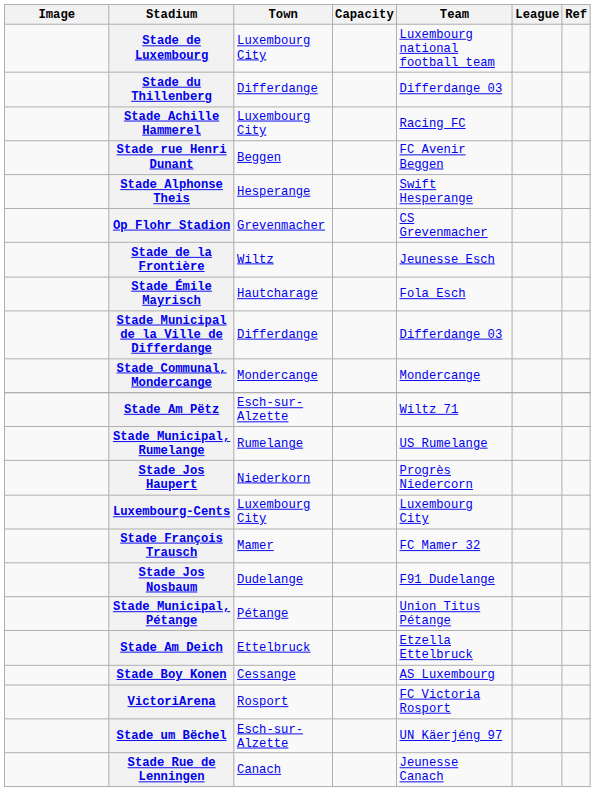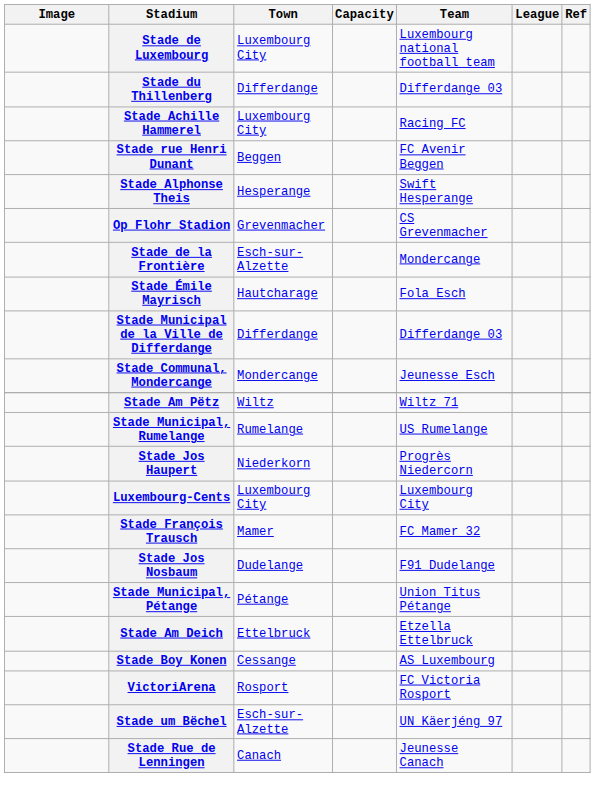(255, 260) Wiltz -> (270, 260) Esch-sur-Alzette
(447, 260) Jeunesse Esch -> (440, 260) Mondercange
(440, 376) Mondercange -> (447, 376) Jeunesse Esch
(270, 410) Esch-sur-Alzette -> (255, 403) Wiltz
